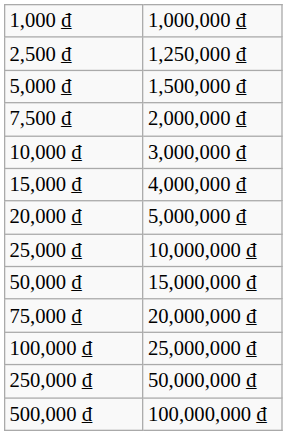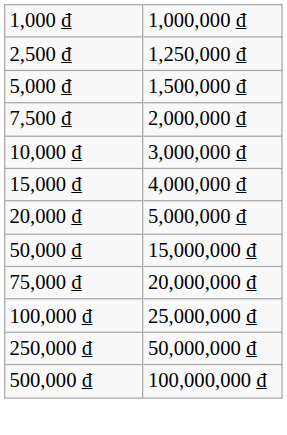- row: (46, 250)
